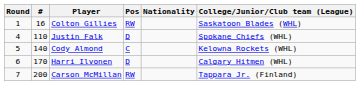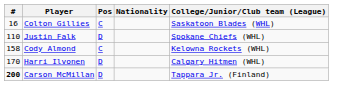- column: (18, 11)
(130, 23) RW -> (100, 23) C
(40, 49) 140 -> (13, 49) 158
(40, 74) normal -> (13, 74) bold
(130, 74) RW -> (100, 74) D
